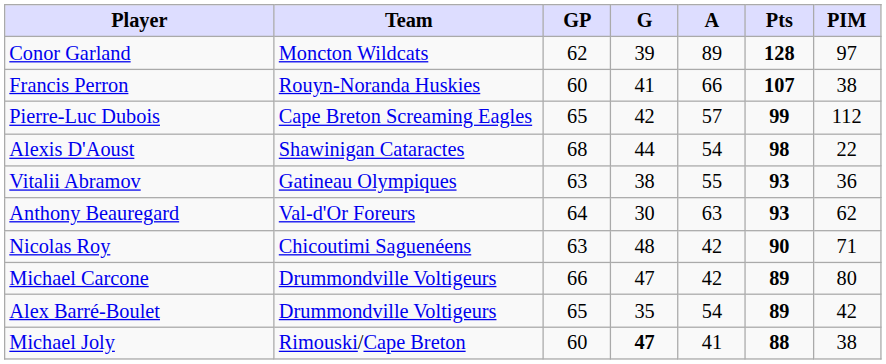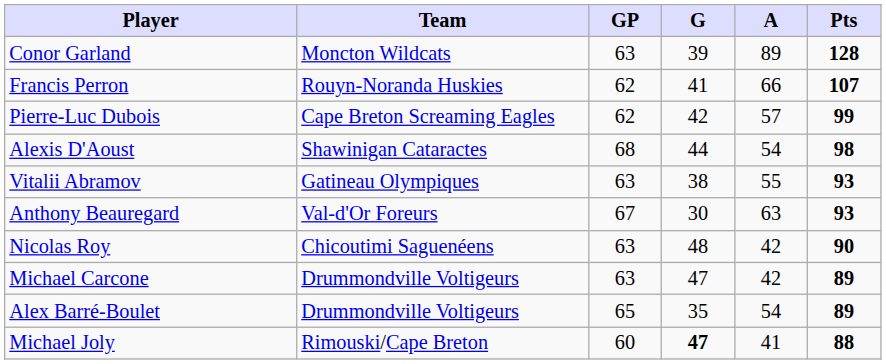- column: (847, 20)
(577, 52) 62 -> (625, 52) 63
(577, 85) 60 -> (625, 85) 62
(577, 117) 65 -> (625, 117) 62
(577, 213) 64 -> (625, 213) 67
(577, 278) 66 -> (625, 278) 63
